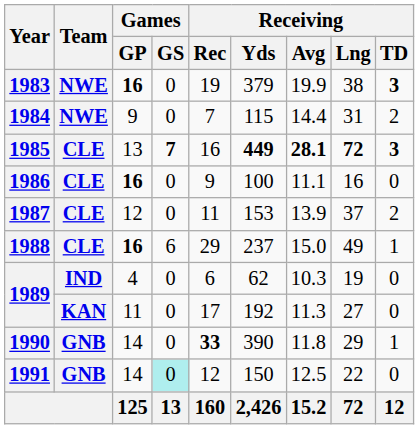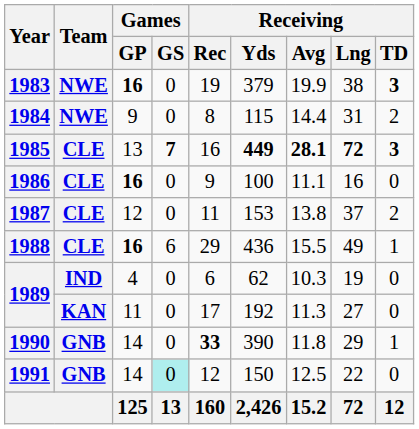(210, 117) 7 -> (210, 117) 8
(309, 213) 13.9 -> (309, 213) 13.8
(259, 246) 237 -> (259, 246) 436
(309, 246) 15.0 -> (309, 246) 15.5
